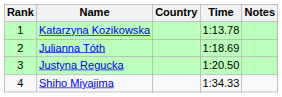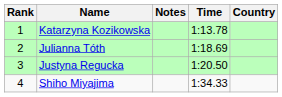columns swapped: (176, 13) <-> (260, 13)
